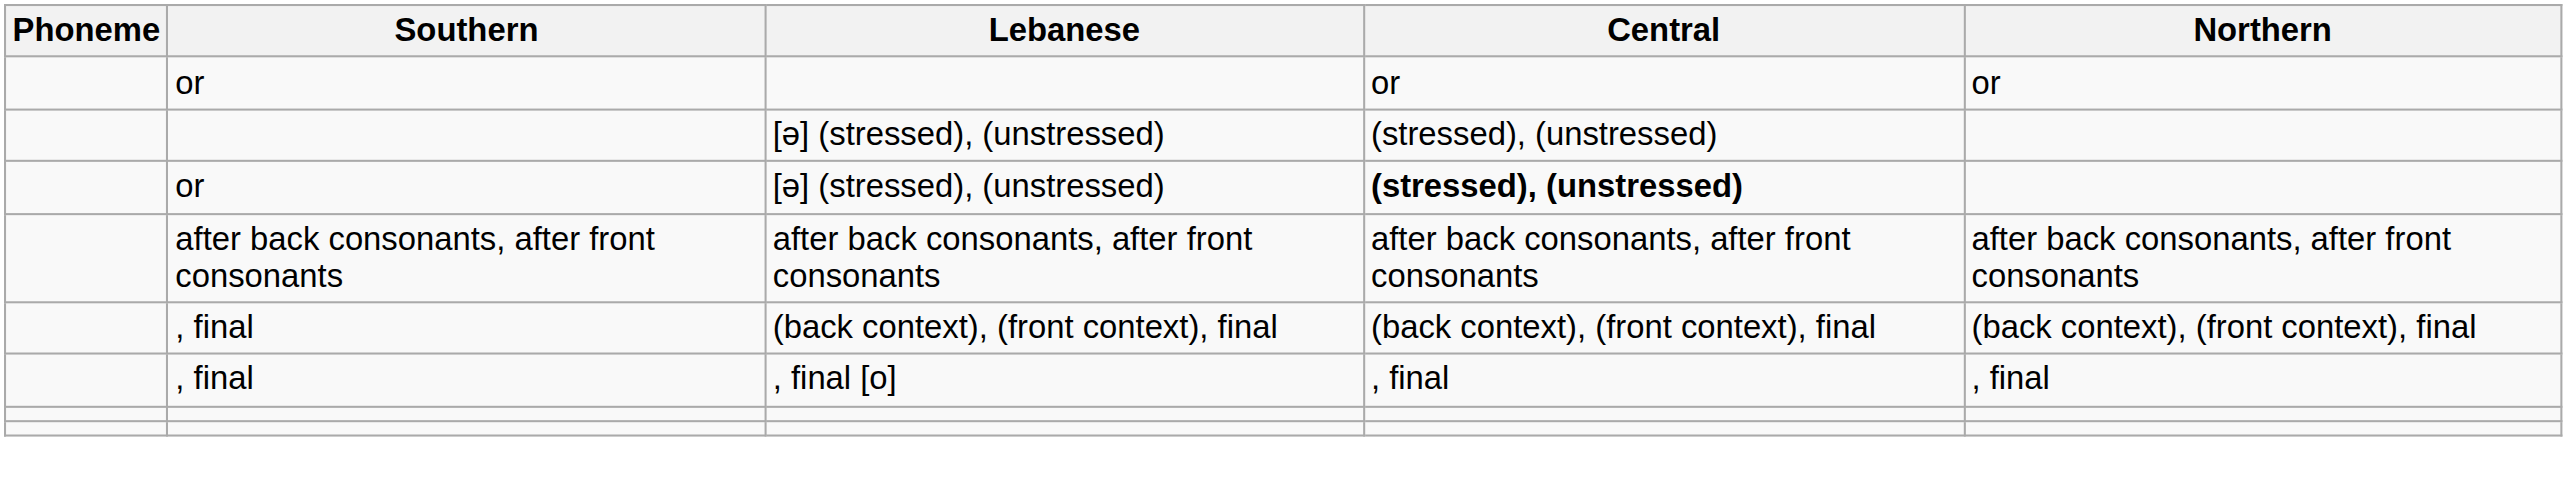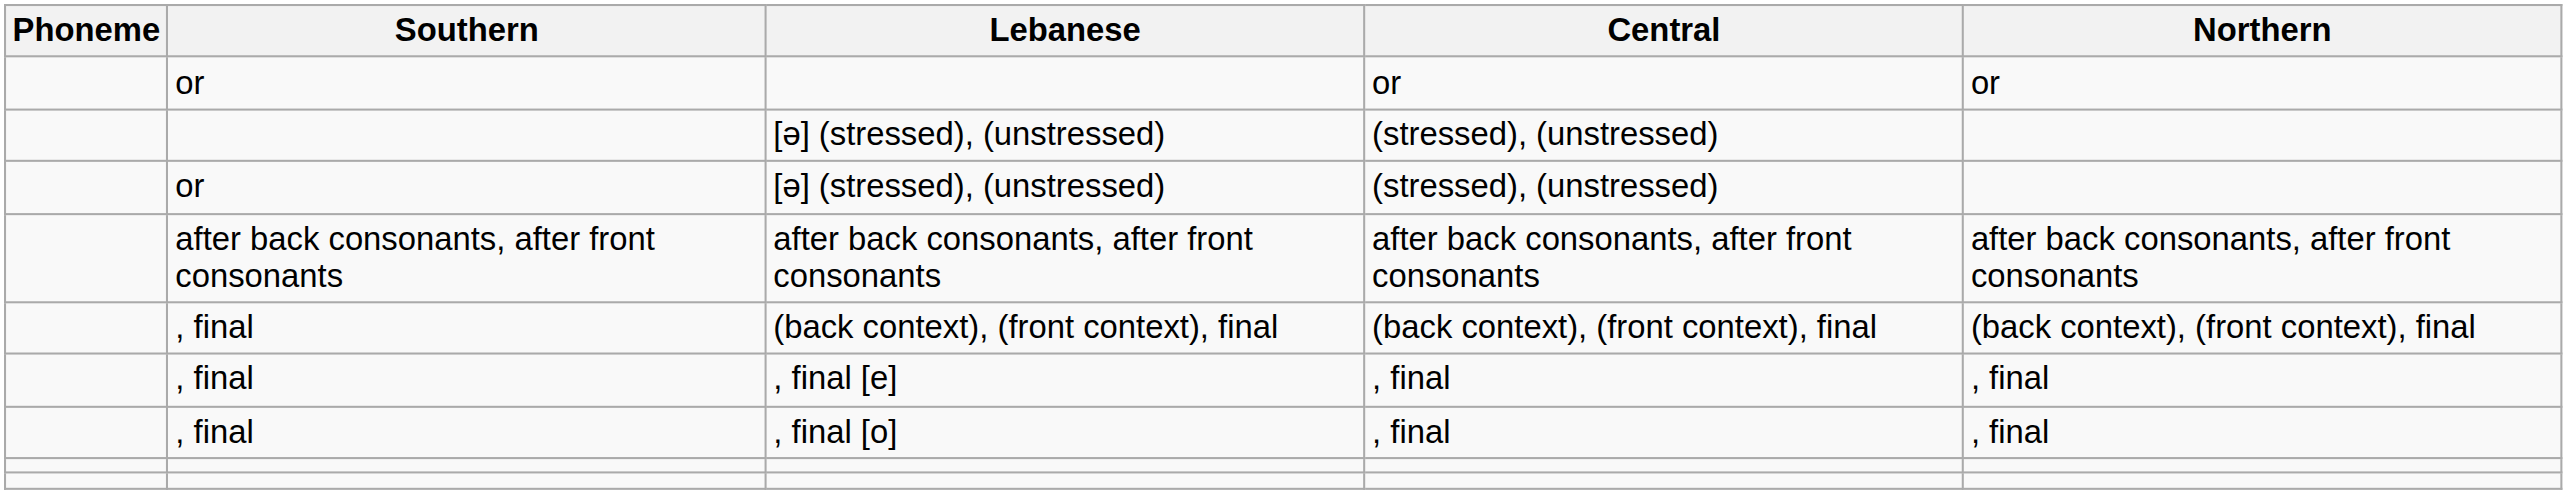(1557, 186) bold -> (1545, 186) normal
+ row: (215, 379)
